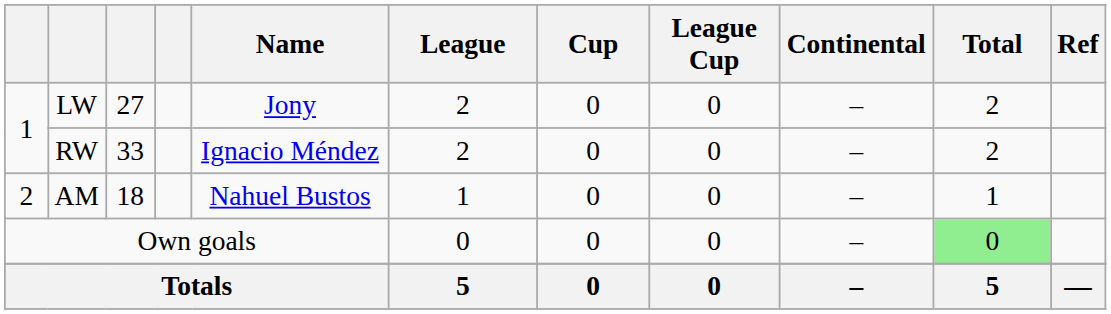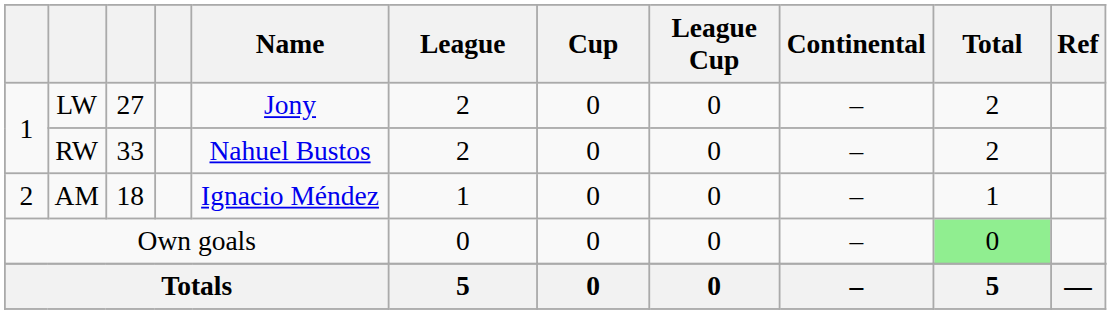(290, 150) Ignacio Méndez -> (290, 150) Nahuel Bustos
(290, 196) Nahuel Bustos -> (290, 196) Ignacio Méndez
